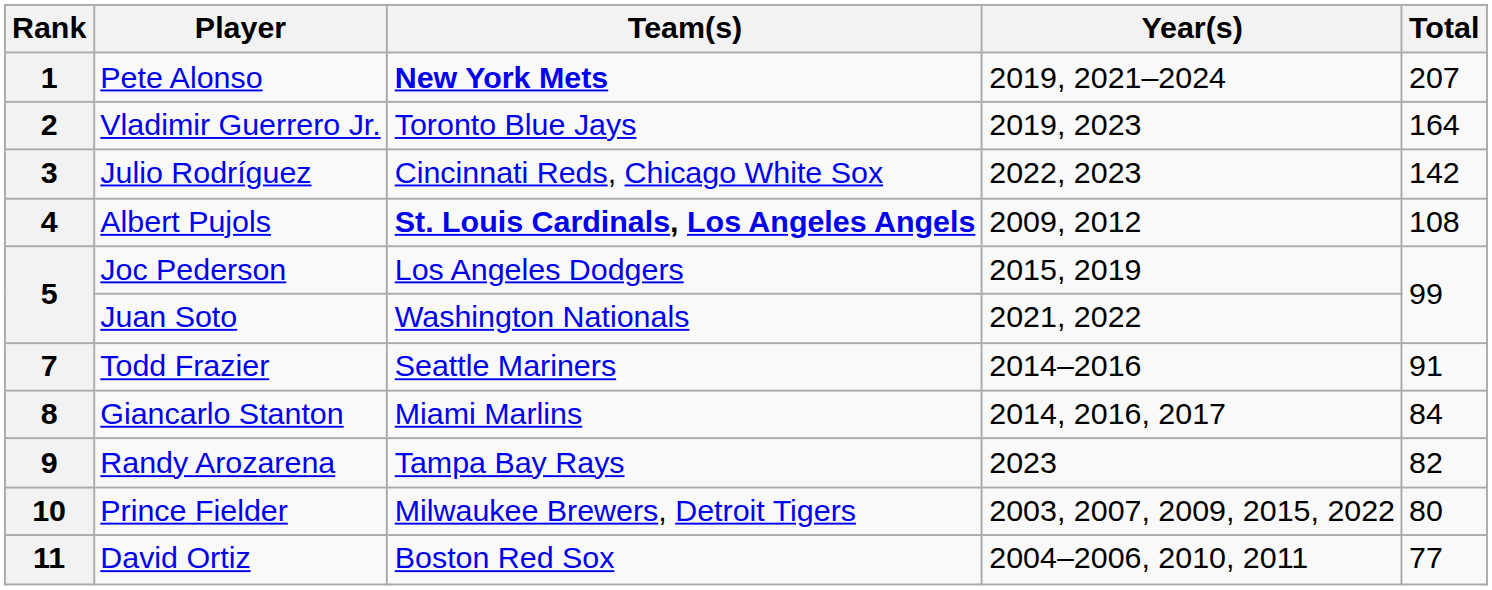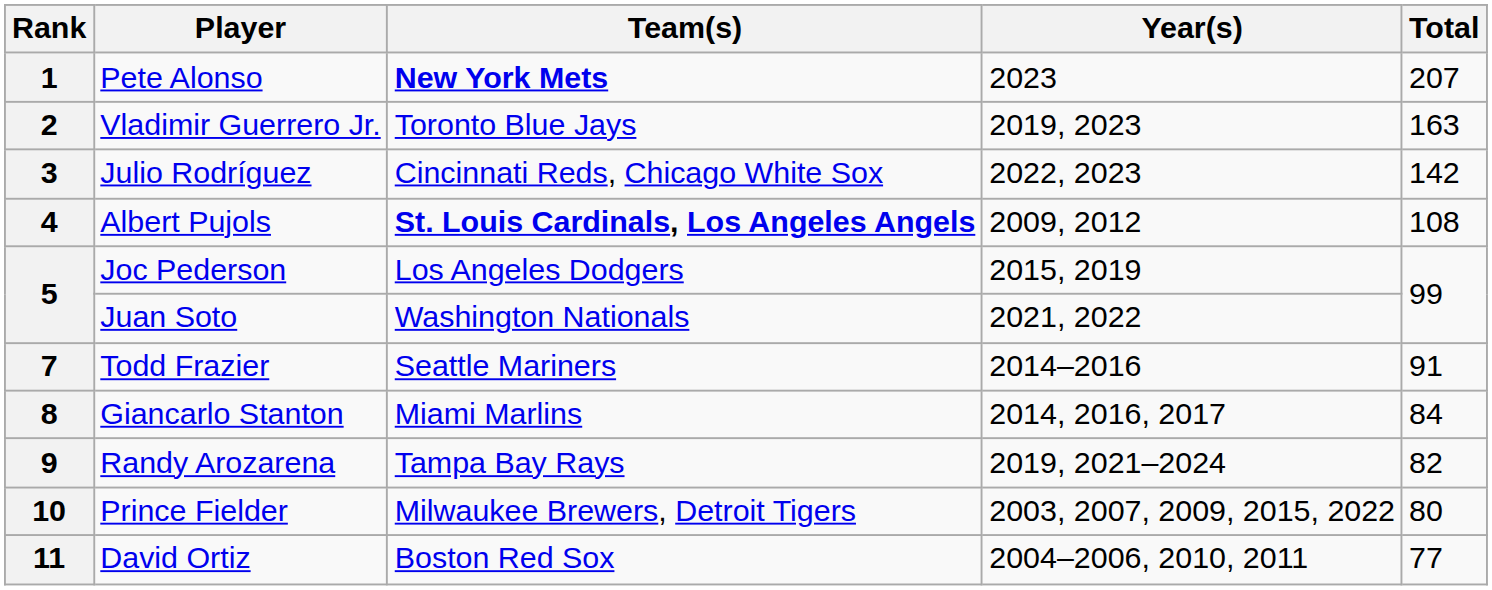(1108, 76) 2019, 2021–2024 -> (1023, 76) 2023
(1434, 125) 164 -> (1434, 125) 163
(1023, 462) 2023 -> (1108, 462) 2019, 2021–2024
